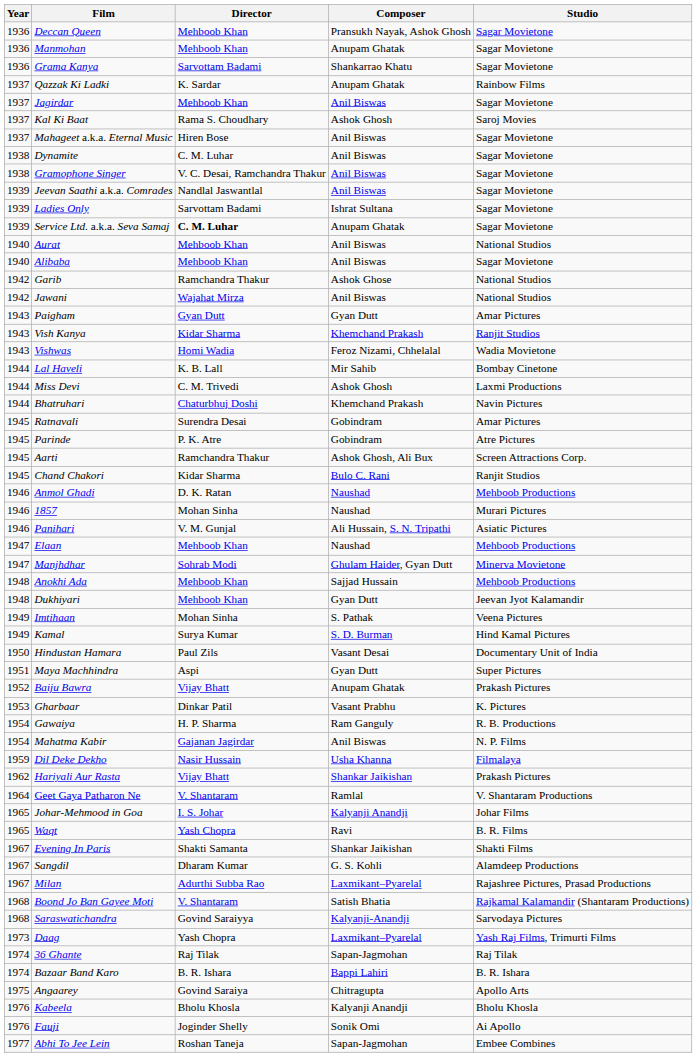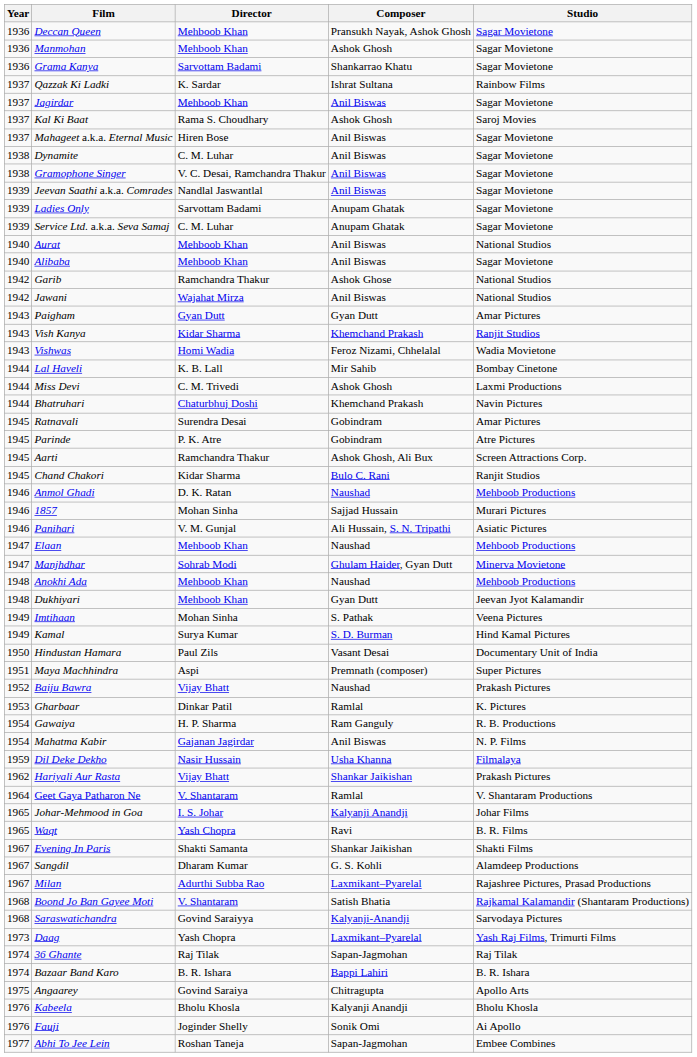(368, 48) Anupam Ghatak -> (362, 48) Ashok Ghosh
(368, 84) Anupam Ghatak -> (362, 84) Ishrat Sultana
(362, 208) Ishrat Sultana -> (368, 208) Anupam Ghatak
(208, 226) bold -> (205, 226) normal
(350, 510) Naushad -> (364, 510) Sajjad Hussain
(364, 581) Sajjad Hussain -> (350, 581) Naushad
(354, 670) Gyan Dutt -> (379, 670) Premnath (composer)
(368, 688) Anupam Ghatak -> (350, 688) Naushad
(363, 706) Vasant Prabhu -> (347, 706) Ramlal
